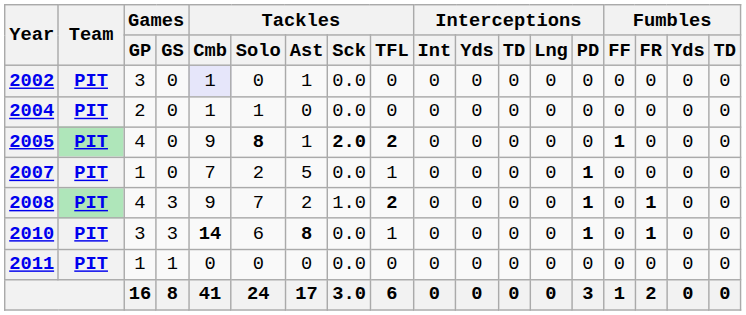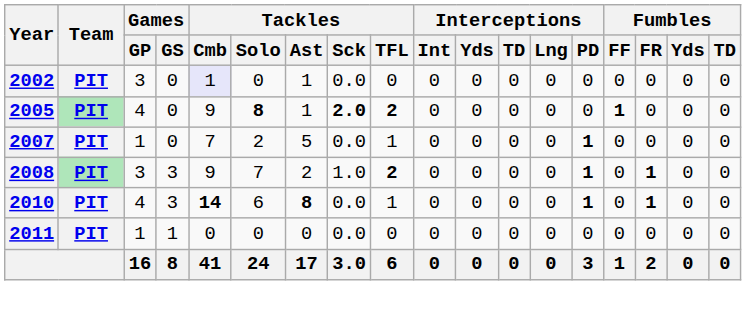- row: (32, 112)
(140, 203) 4 -> (140, 173) 3
(140, 234) 3 -> (140, 203) 4
